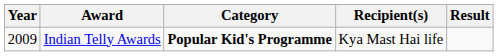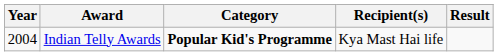(22, 39) 2009 -> (22, 39) 2004
